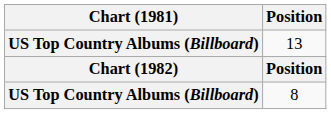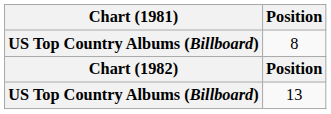rows swapped: (294, 43) <-> (294, 95)
